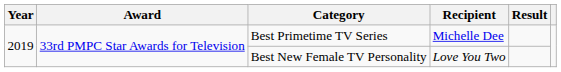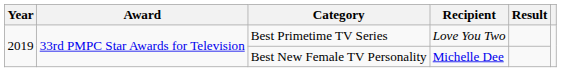(468, 35) Michelle Dee -> (469, 35) Love You Two
(469, 56) Love You Two -> (468, 56) Michelle Dee
